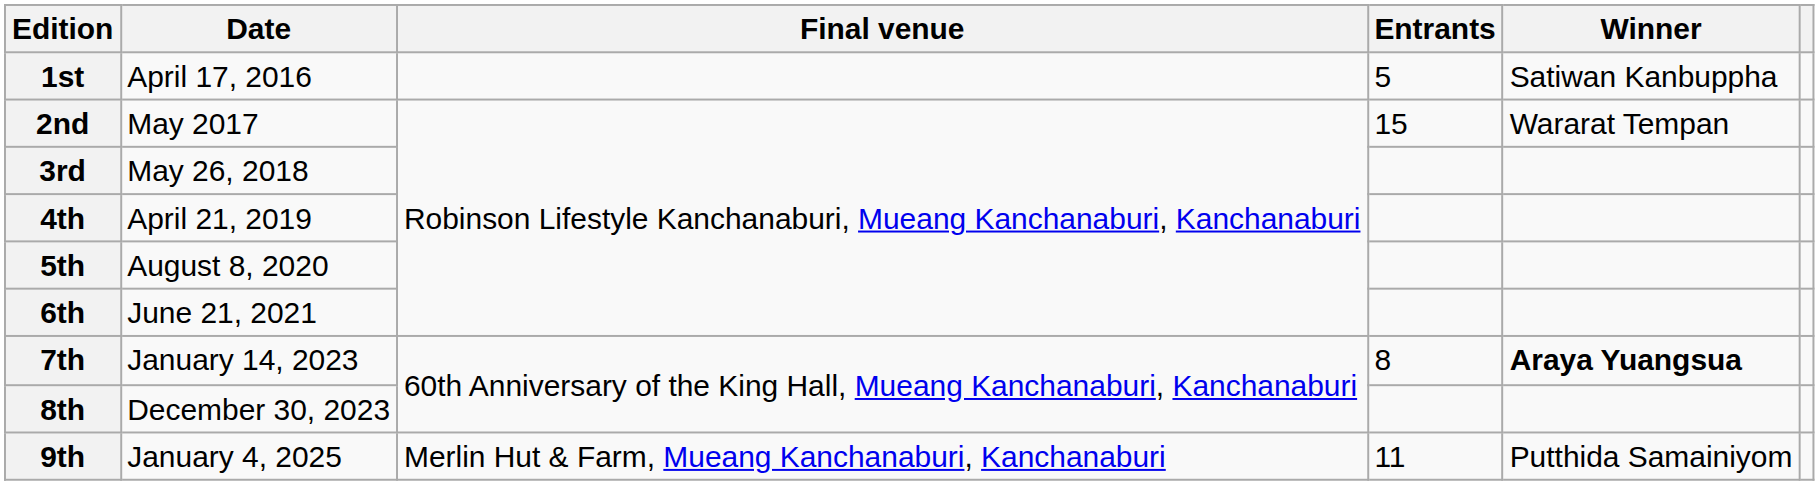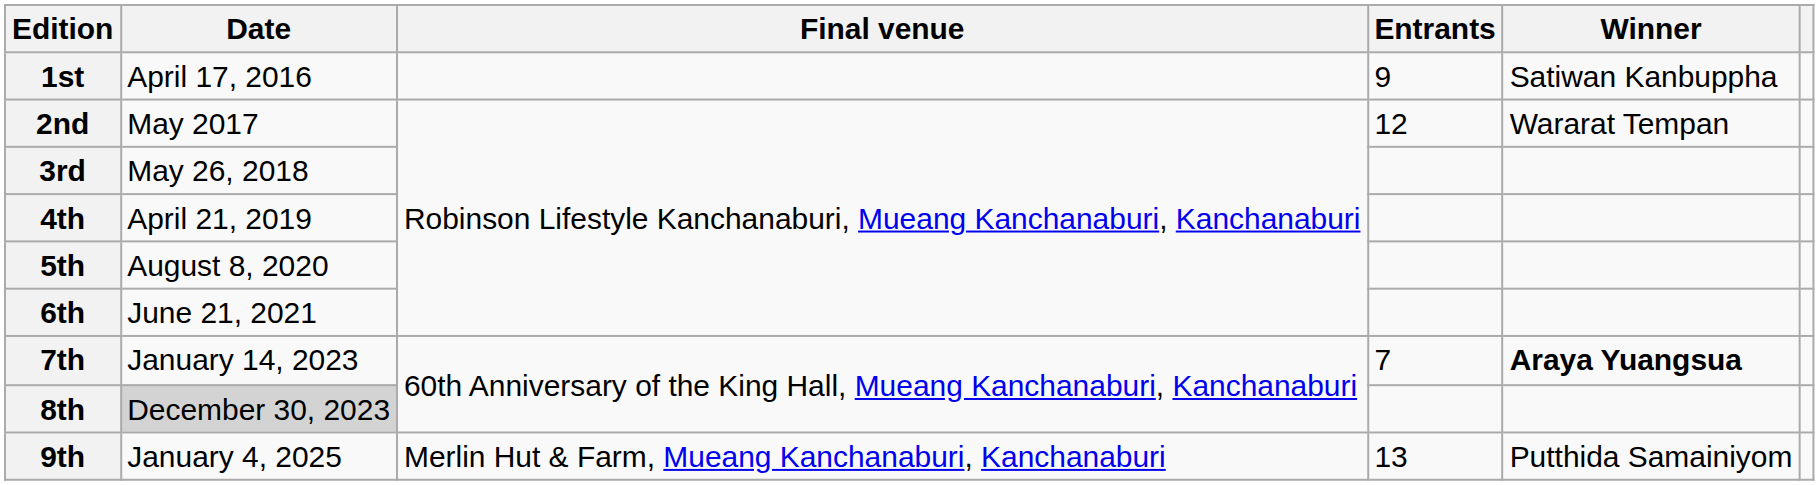(1383, 76) 5 -> (1383, 76) 9
(1391, 124) 15 -> (1391, 124) 12
(1383, 361) 8 -> (1383, 361) 7
(259, 408) no background -> (259, 408) lightgrey background
(1390, 456) 11 -> (1391, 456) 13
